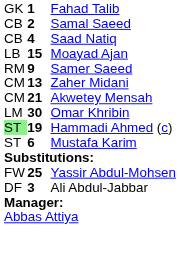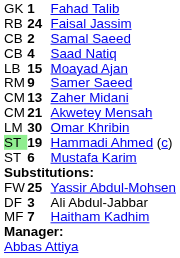+ row: (91, 23)
+ row: (100, 217)
